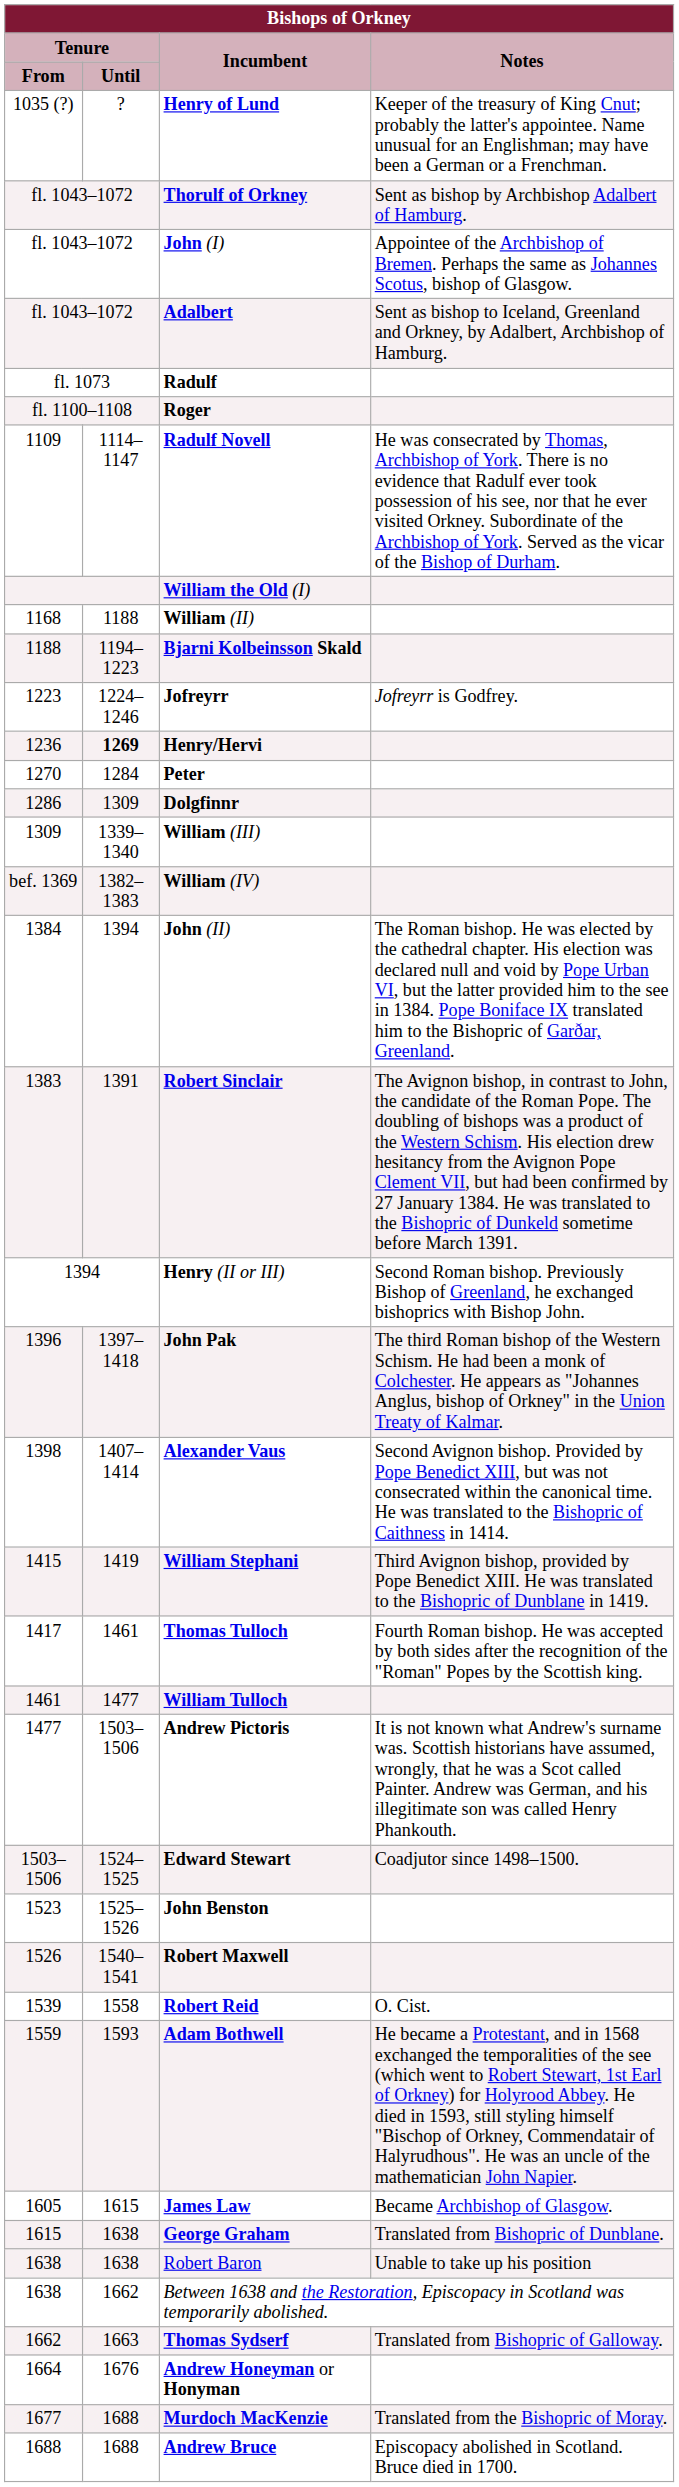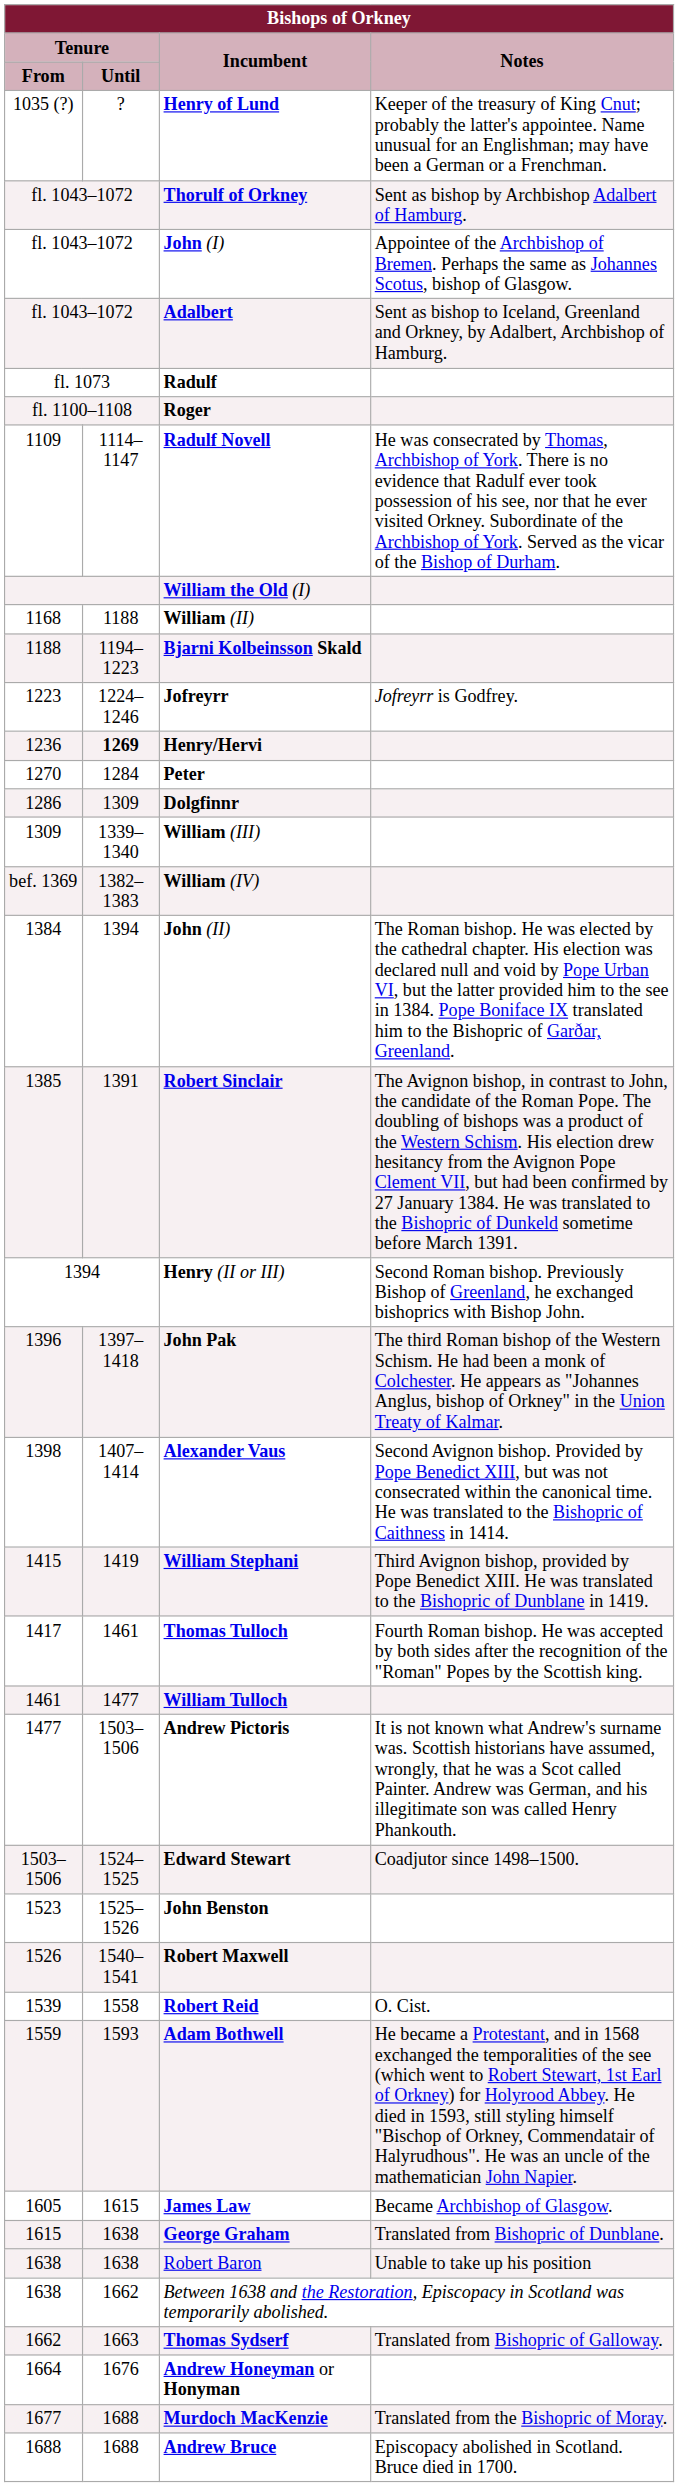(43, 1080) 1383 -> (43, 1080) 1385
